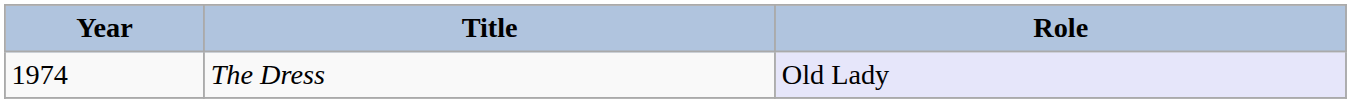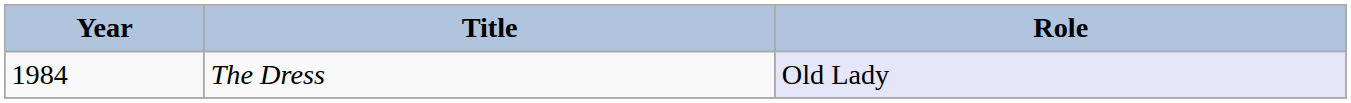(40, 74) 1974 -> (40, 74) 1984
